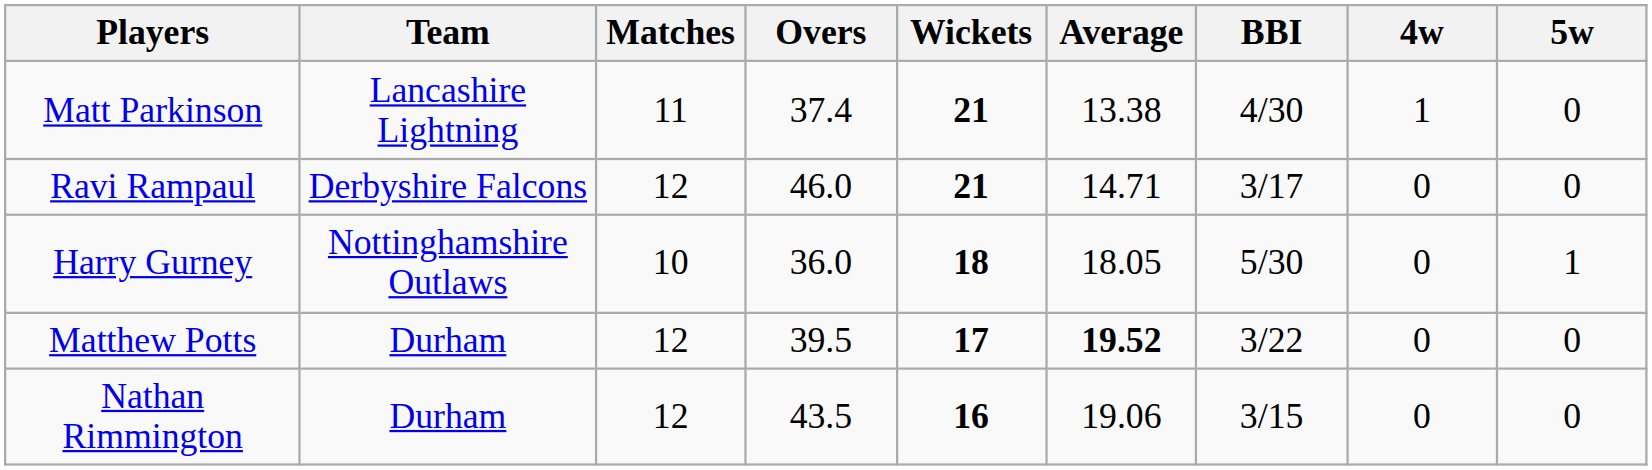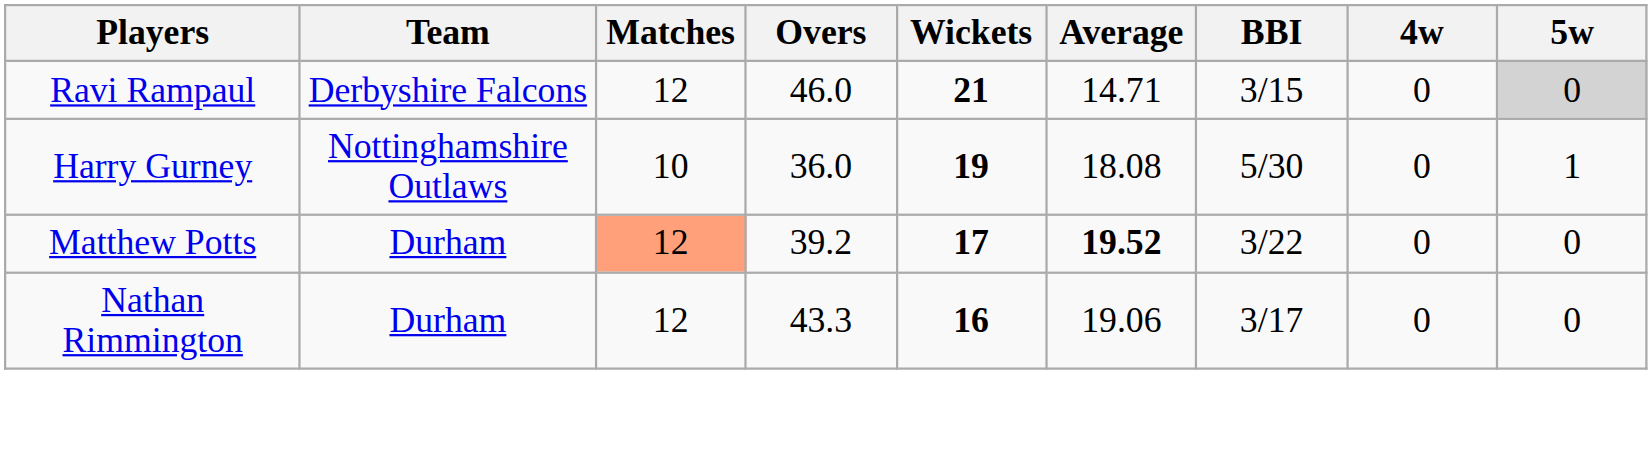- row: (153, 109)
(1272, 186) 3/17 -> (1272, 89) 3/15
(1572, 186) no background -> (1572, 89) lightgrey background
(971, 262) 18 -> (971, 166) 19
(1121, 262) 18.05 -> (1121, 166) 18.08
(671, 339) no background -> (671, 242) lightsalmon background
(821, 339) 39.5 -> (821, 242) 39.2
(821, 416) 43.5 -> (821, 319) 43.3
(1272, 416) 3/15 -> (1272, 319) 3/17
